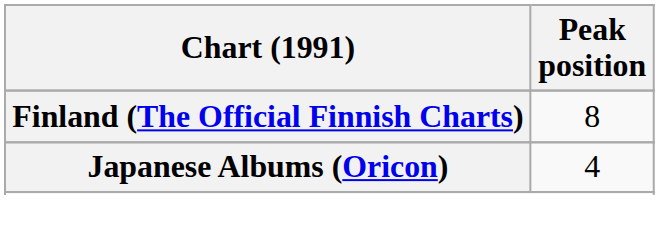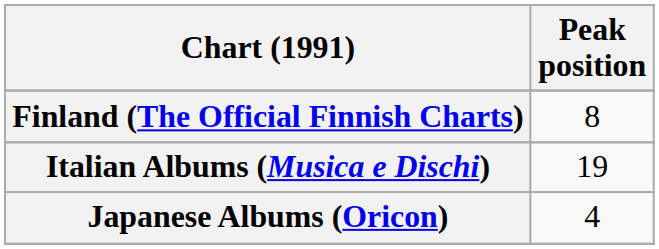+ row: (268, 166)
